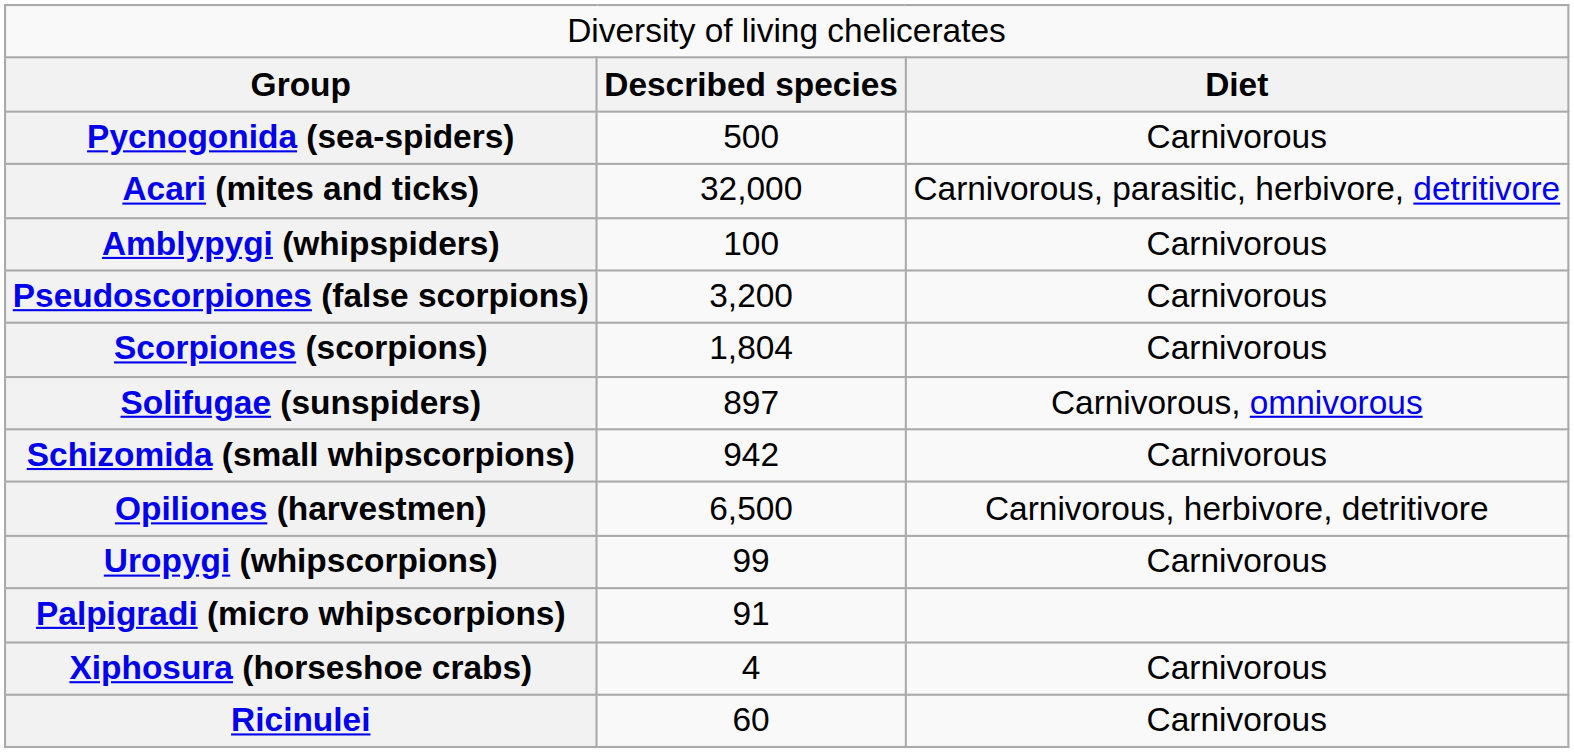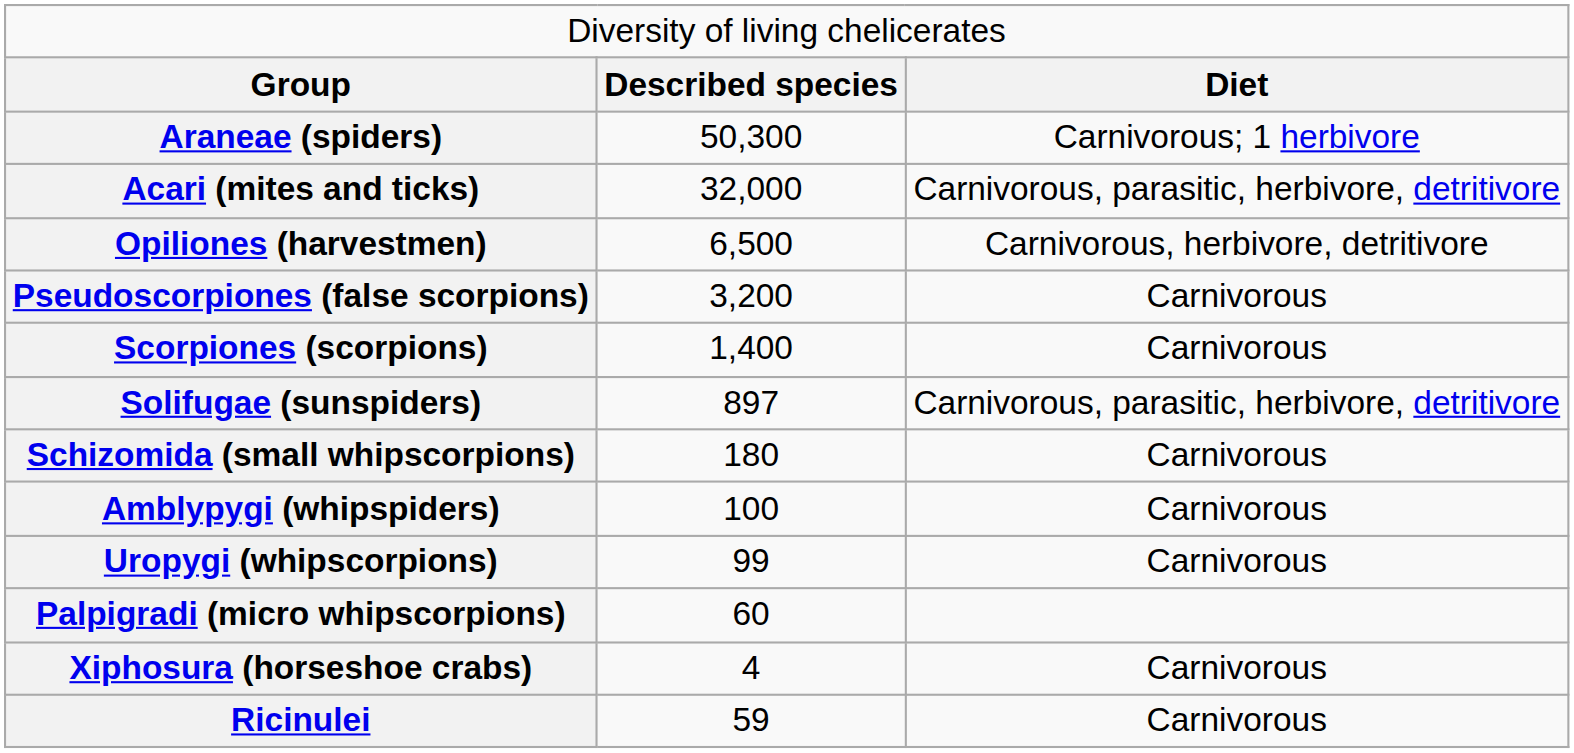- row: (301, 137)
+ row: (301, 137)
rows swapped: (301, 508) <-> (301, 243)
(751, 349) 1,804 -> (751, 349) 1,400
(1237, 402) Carnivorous, omnivorous -> (1237, 402) Carnivorous, parasitic, herbivore, detritivore
(751, 455) 942 -> (751, 455) 180
(751, 614) 91 -> (751, 614) 60
(751, 720) 60 -> (751, 720) 59
